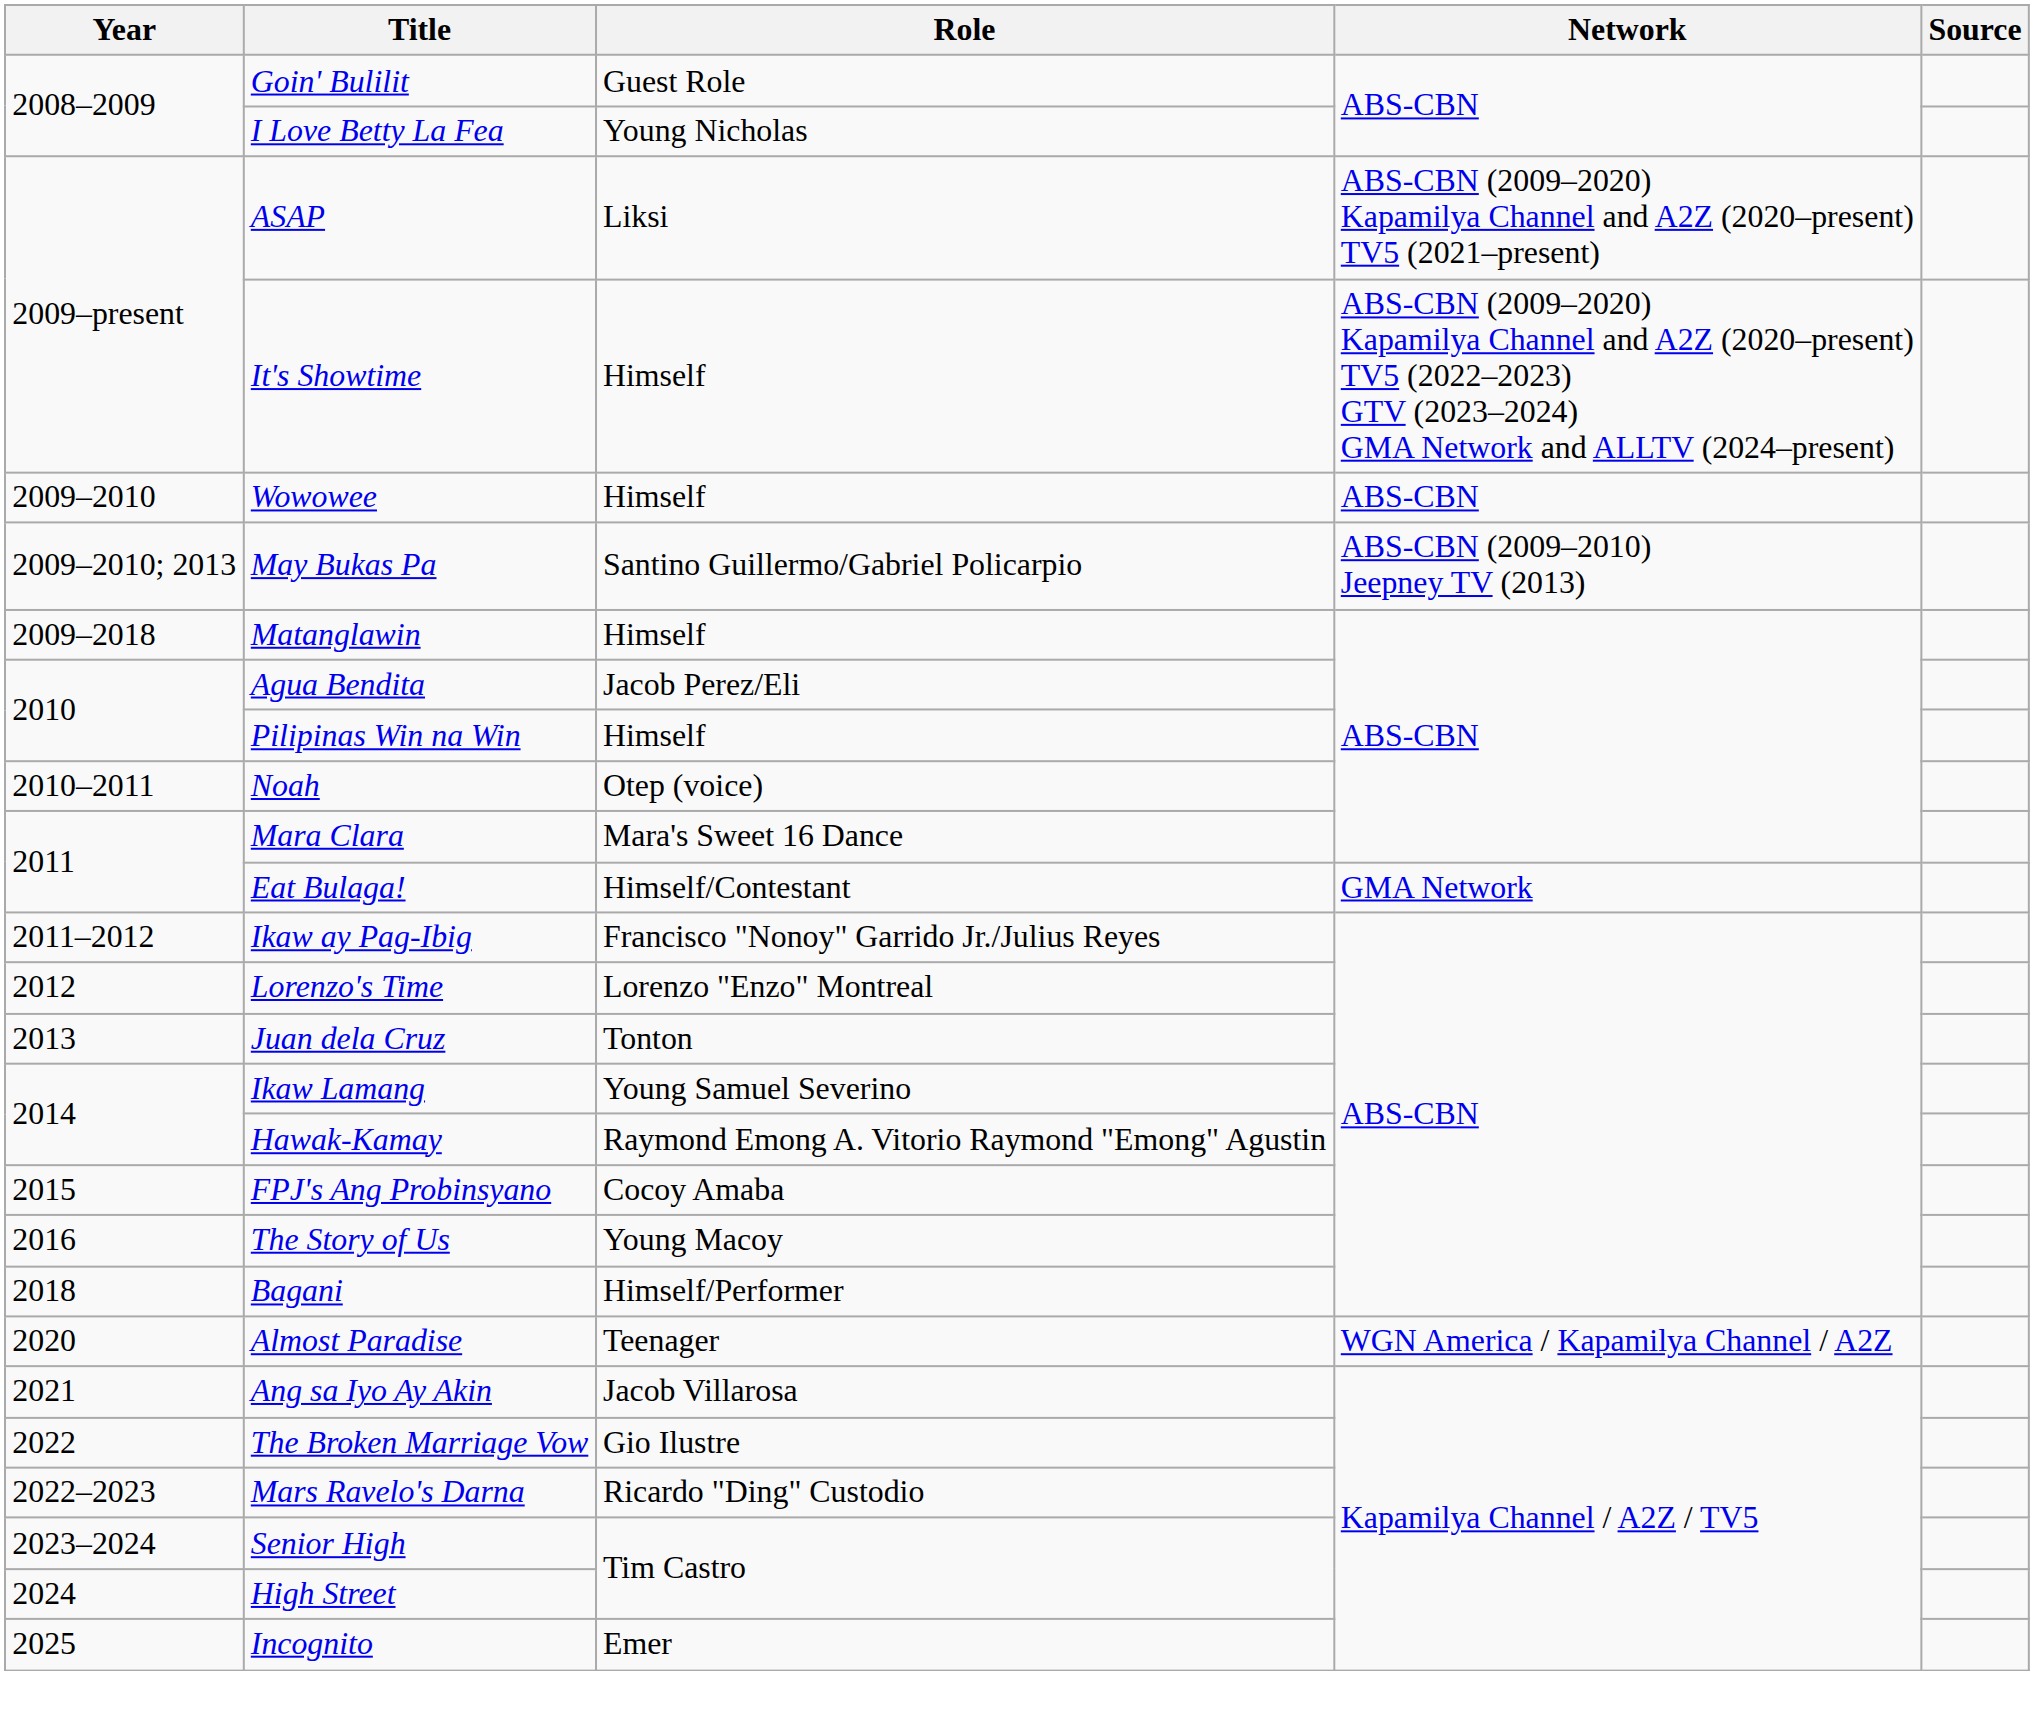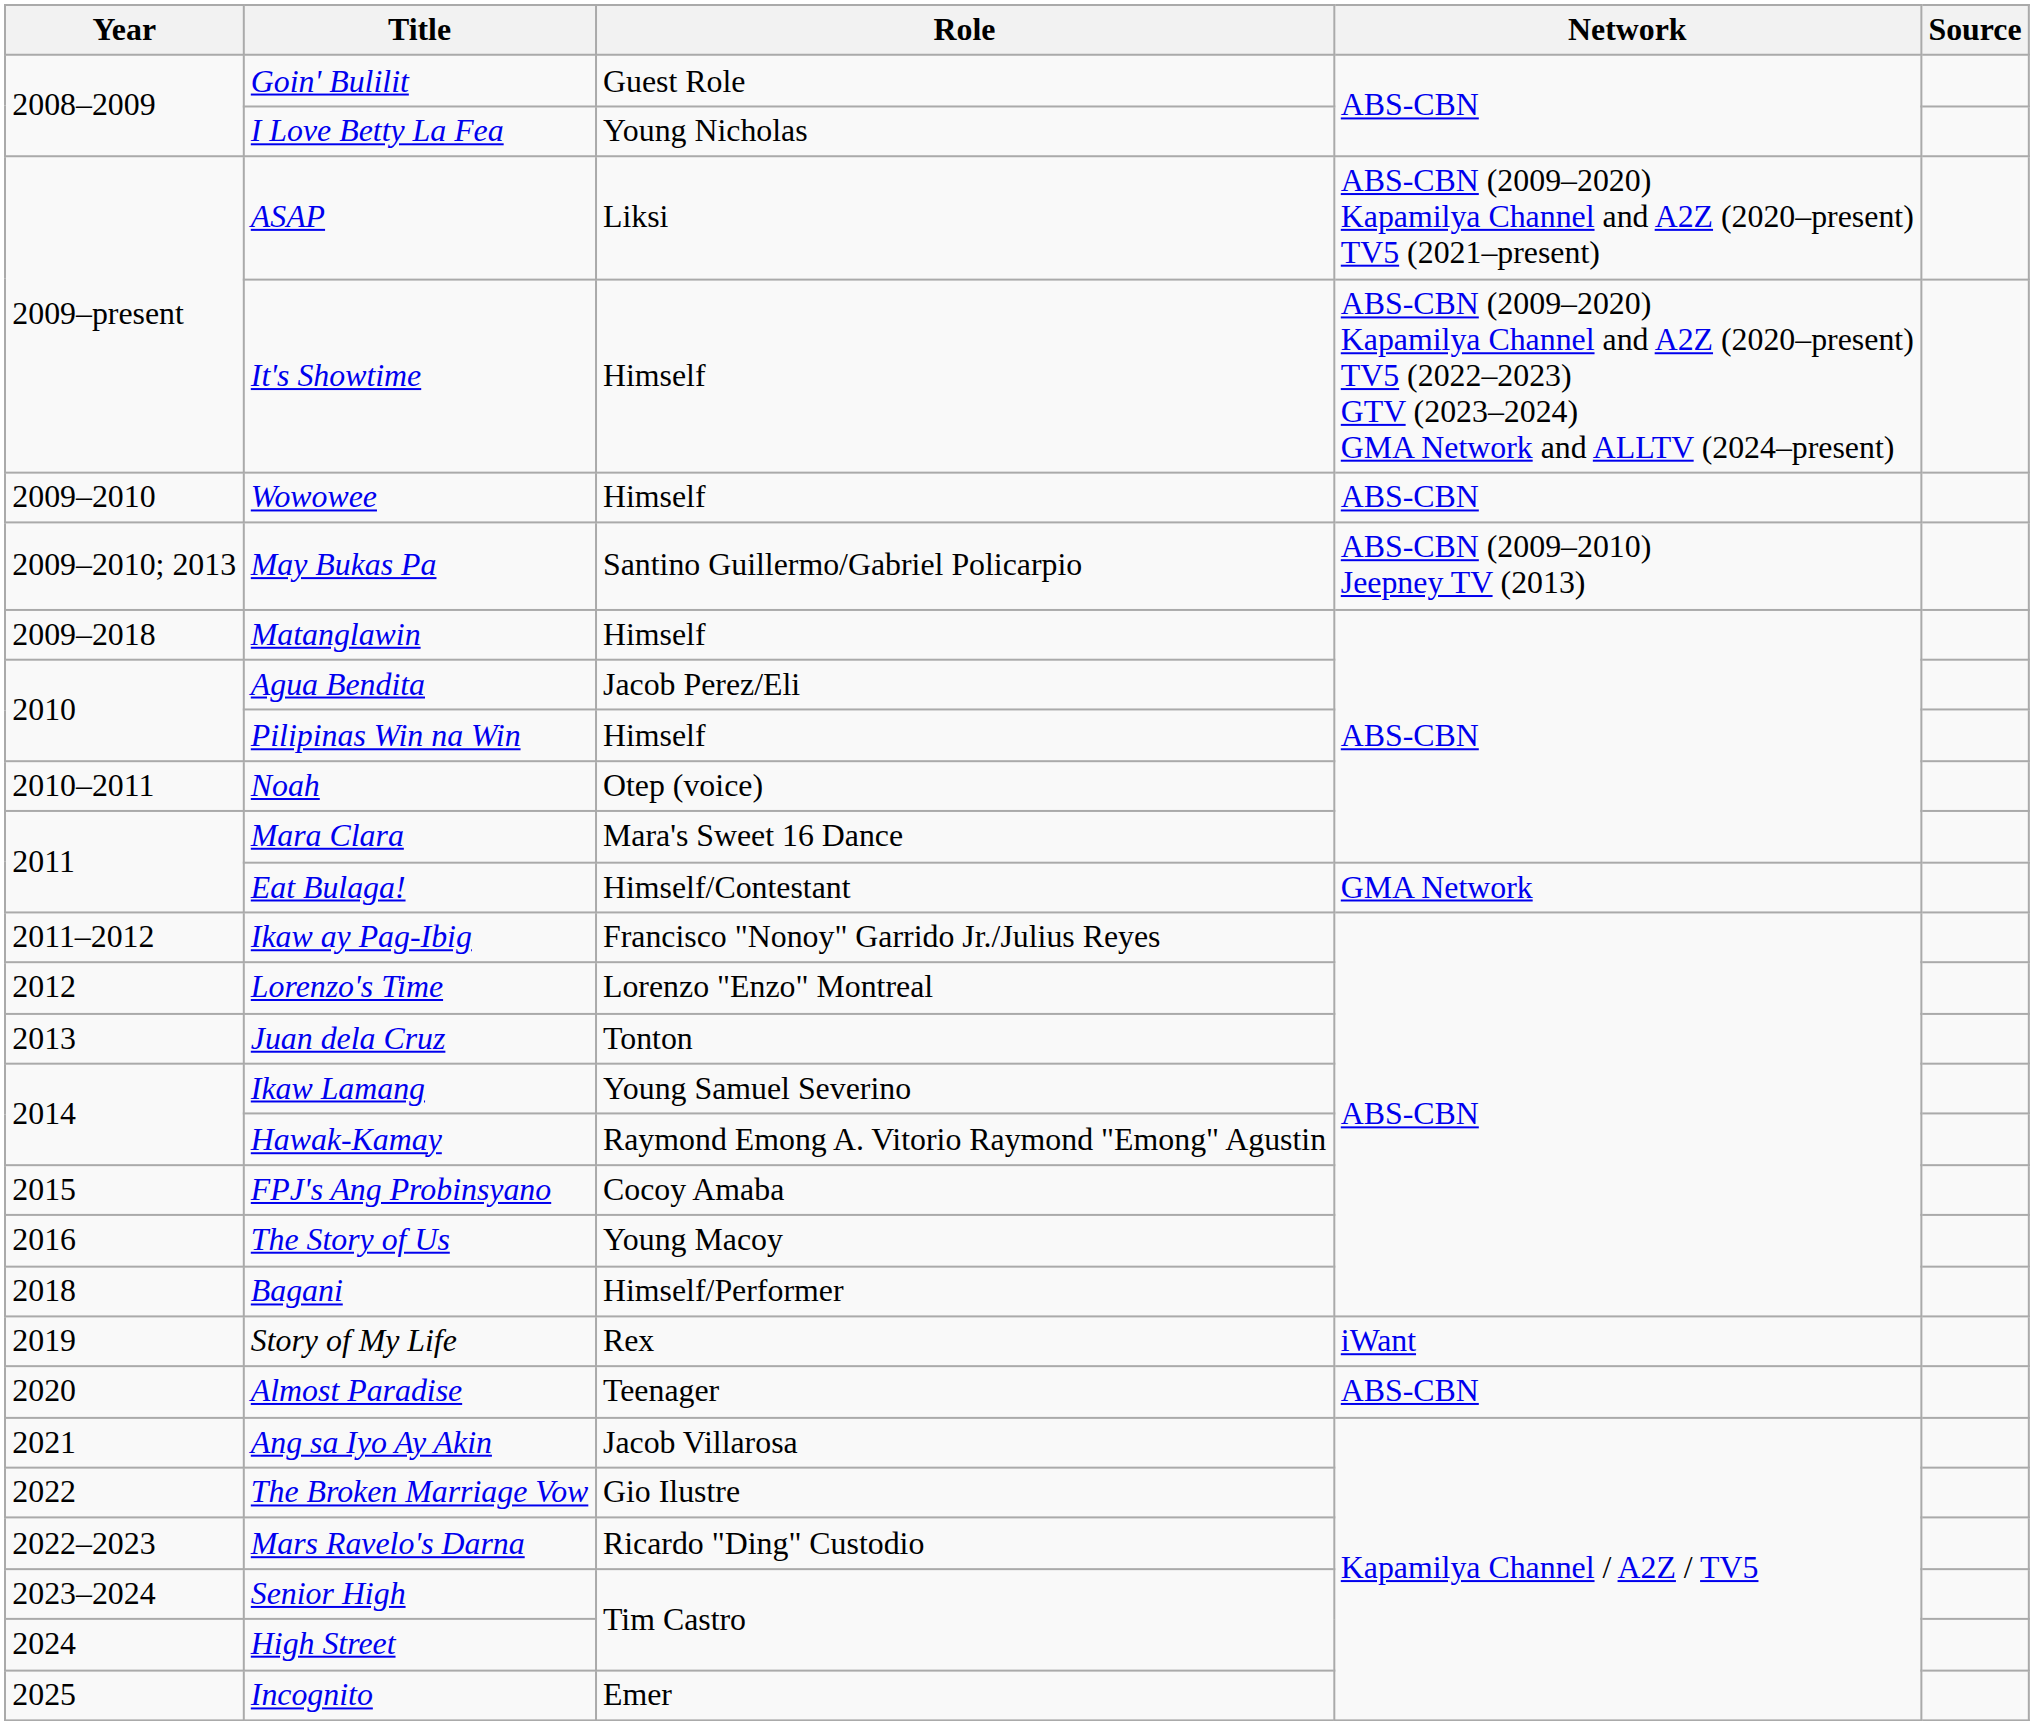+ row: (354, 1340)
(1617, 1340) WGN America / Kapamilya Channel / A2Z -> (1410, 1391) ABS-CBN
